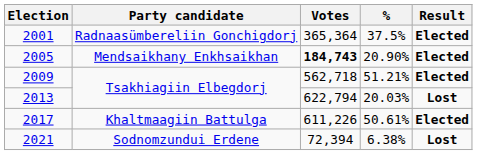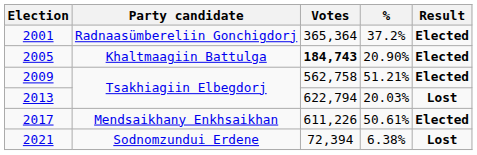(386, 36) 37.5% -> (386, 36) 37.2%
(186, 56) Mendsaikhany Enkhsaikhan -> (186, 56) Khaltmaagiin Battulga
(330, 77) 562,718 -> (330, 77) 562,758
(186, 119) Khaltmaagiin Battulga -> (186, 119) Mendsaikhany Enkhsaikhan
